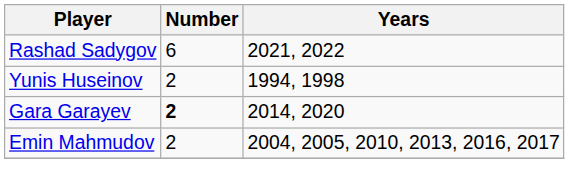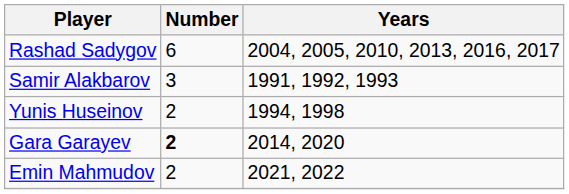(296, 50) 2021, 2022 -> (404, 50) 2004, 2005, 2010, 2013, 2016, 2017
+ row: (80, 81)
(404, 142) 2004, 2005, 2010, 2013, 2016, 2017 -> (296, 173) 2021, 2022
